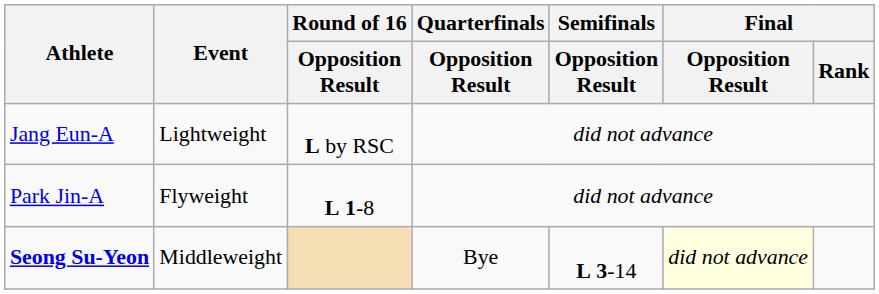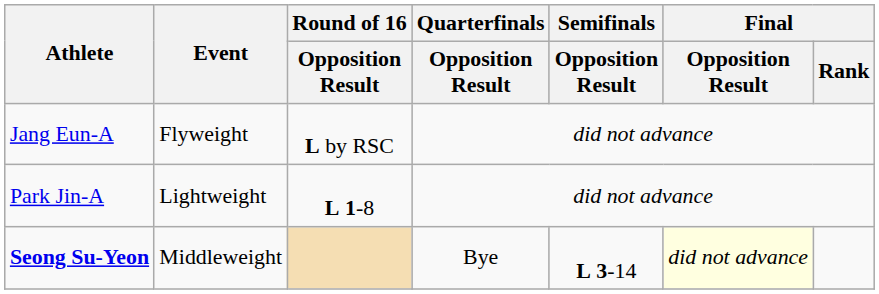(213, 133) Lightweight -> (204, 133) Flyweight
(204, 195) Flyweight -> (213, 195) Lightweight
